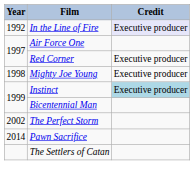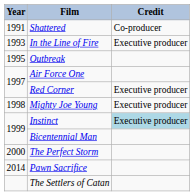+ row: (48, 27)
(16, 27) 1992 -> (16, 43) 1993
(151, 27) lavender background -> (151, 43) no background
+ row: (47, 59)
(16, 121) 2002 -> (16, 152) 2000
